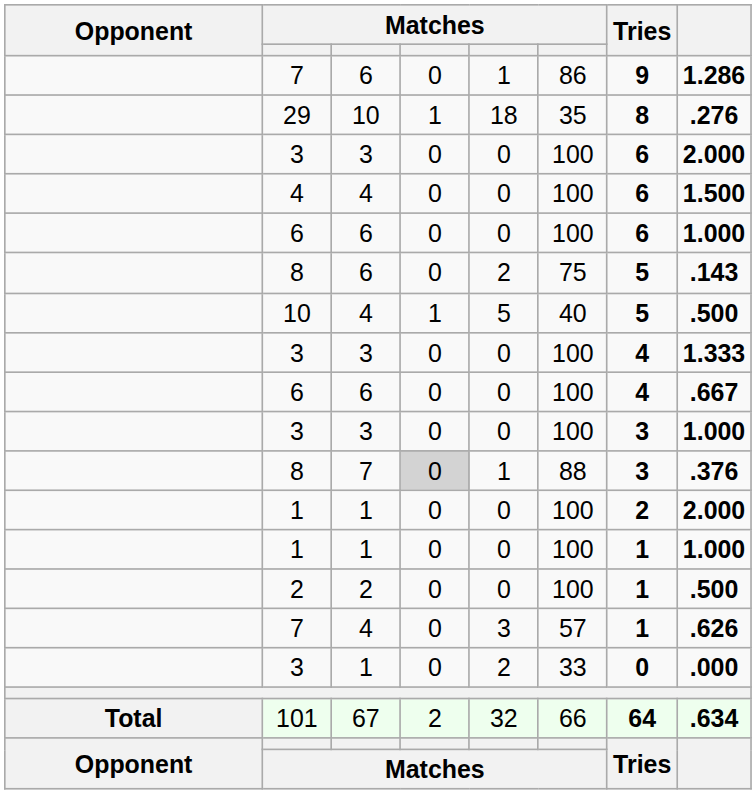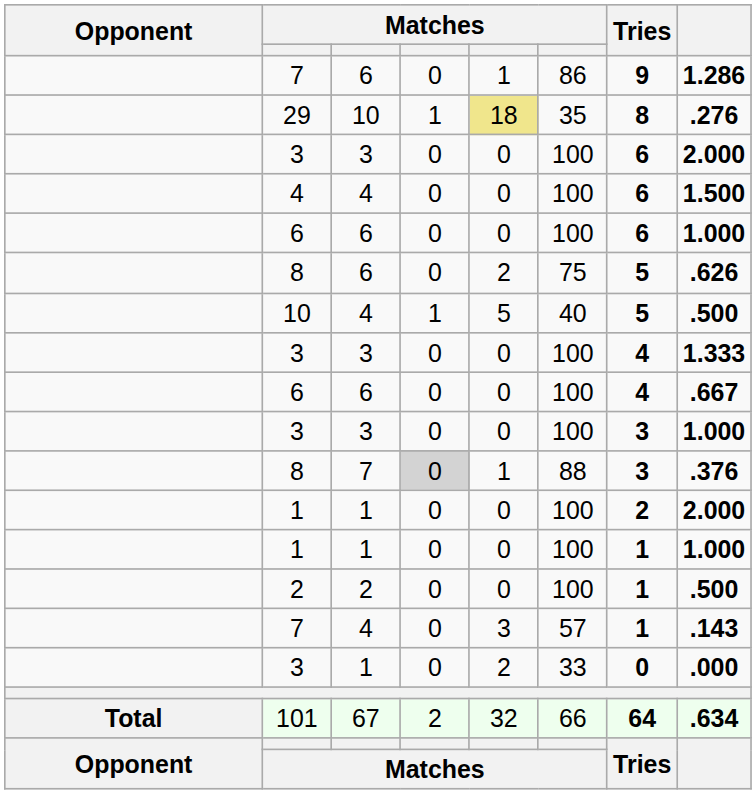(504, 115) no background -> (504, 115) khaki background
(714, 273) .143 -> (714, 273) .626
(714, 628) .626 -> (714, 628) .143
